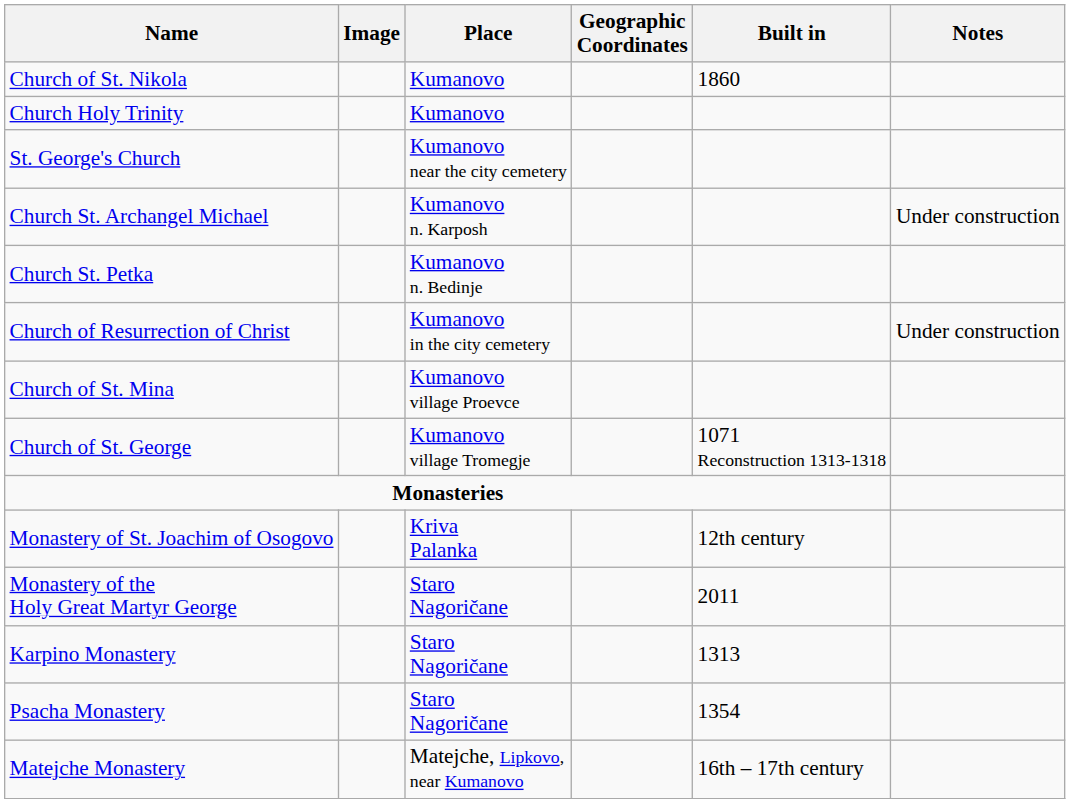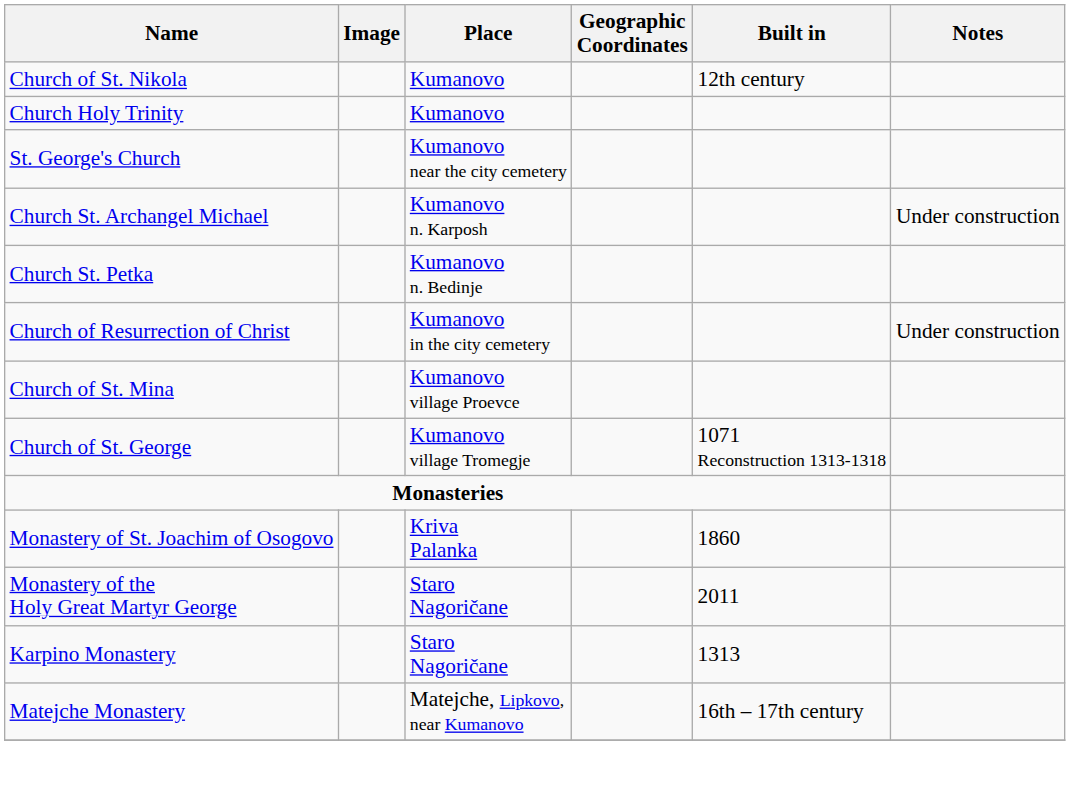(719, 79) 1860 -> (751, 79) 12th century
(751, 538) 12th century -> (719, 538) 1860
- row: (87, 711)
